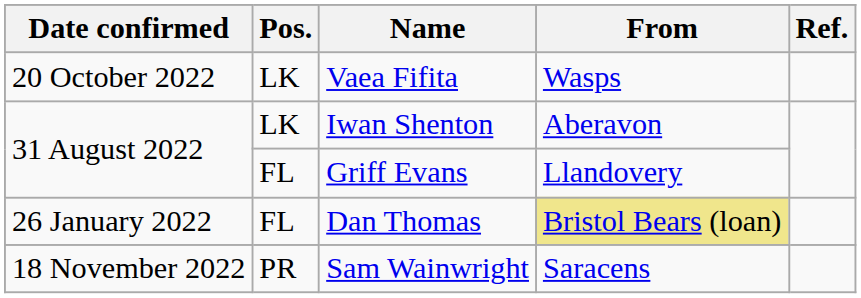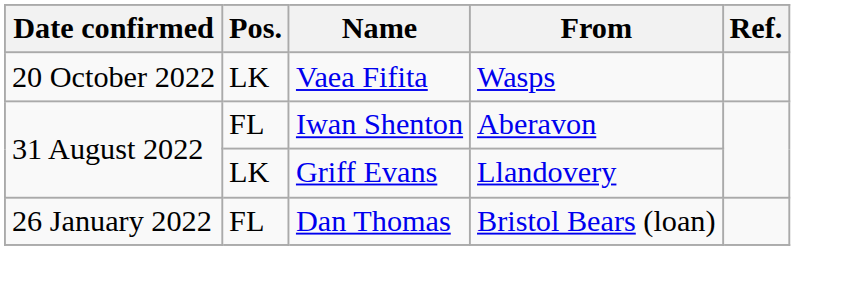(279, 124) LK -> (247, 124) FL
(277, 172) FL -> (249, 172) LK
(662, 220) khaki background -> (596, 220) no background
- row: (428, 268)
